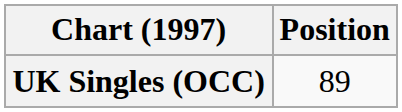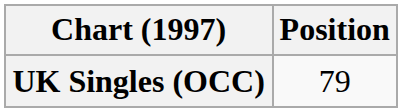(335, 80) 89 -> (335, 80) 79
